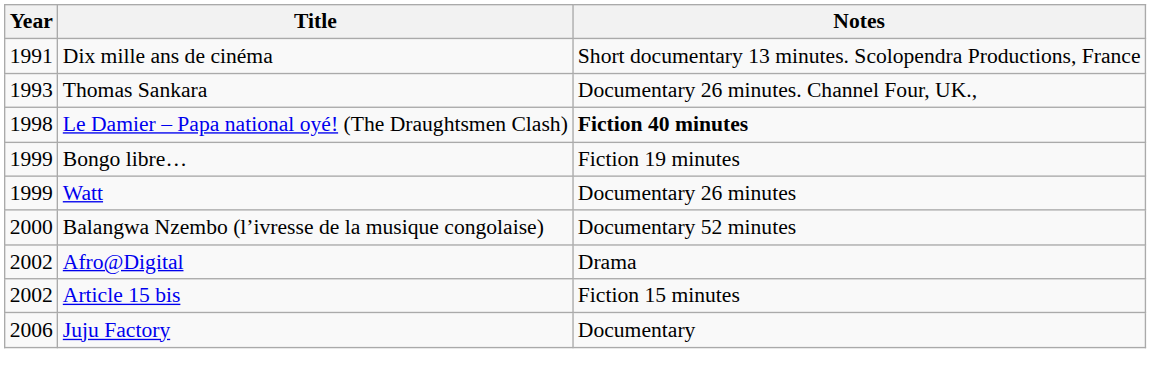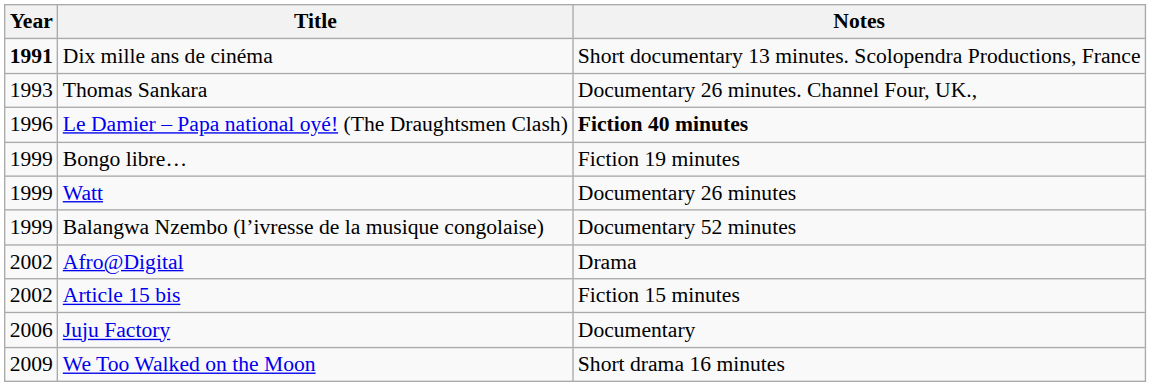(31, 55) normal -> (31, 55) bold
(31, 124) 1998 -> (31, 124) 1996
(31, 227) 2000 -> (31, 227) 1999
+ row: (189, 364)
